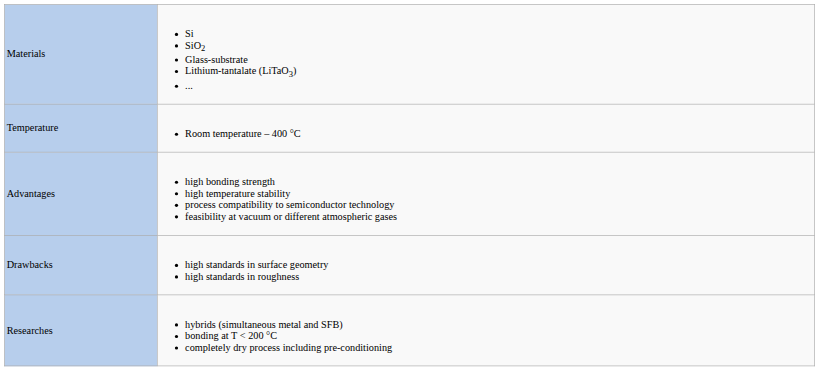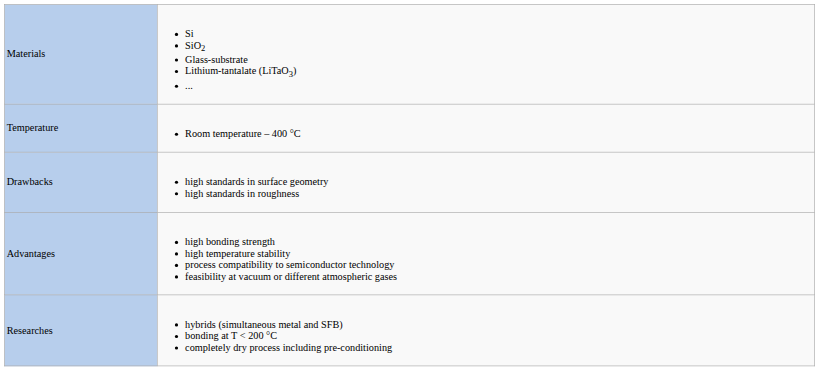rows swapped: (31, 193) <-> (30, 265)
